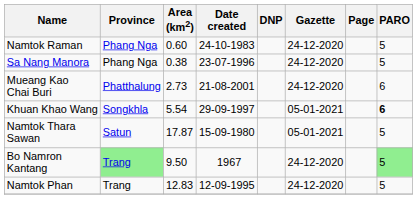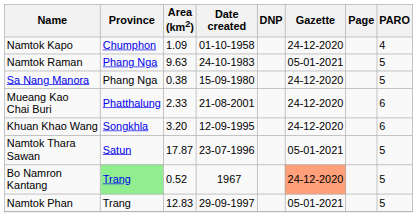+ row: (40, 45)
(176, 45) 0.60 -> (176, 62) 9.63
(315, 45) 24-12-2020 -> (315, 62) 05-01-2021
(227, 62) 23-07-1996 -> (227, 80) 15-09-1980
(176, 86) 2.73 -> (176, 103) 2.33
(176, 109) 5.54 -> (176, 126) 3.20
(227, 109) 29-09-1997 -> (227, 126) 12-09-1995
(315, 109) 05-01-2021 -> (315, 126) 24-12-2020
(382, 109) bold -> (382, 126) normal
(227, 132) 15-09-1980 -> (227, 150) 23-07-1996
(176, 162) 9.50 -> (176, 179) 0.52
(315, 162) no background -> (315, 179) lightsalmon background
(382, 162) lightgreen background -> (382, 179) no background
(227, 185) 12-09-1995 -> (227, 203) 29-09-1997
(315, 185) 24-12-2020 -> (315, 203) 05-01-2021
